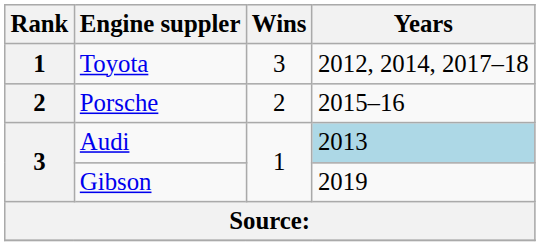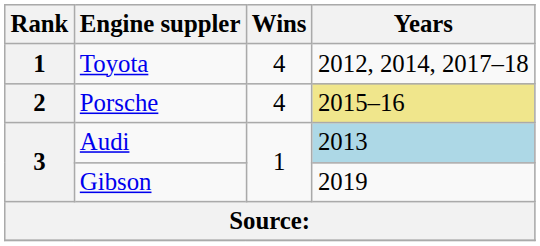(279, 63) 3 -> (279, 63) 4
(279, 102) 2 -> (279, 102) 4
(361, 102) no background -> (361, 102) khaki background
